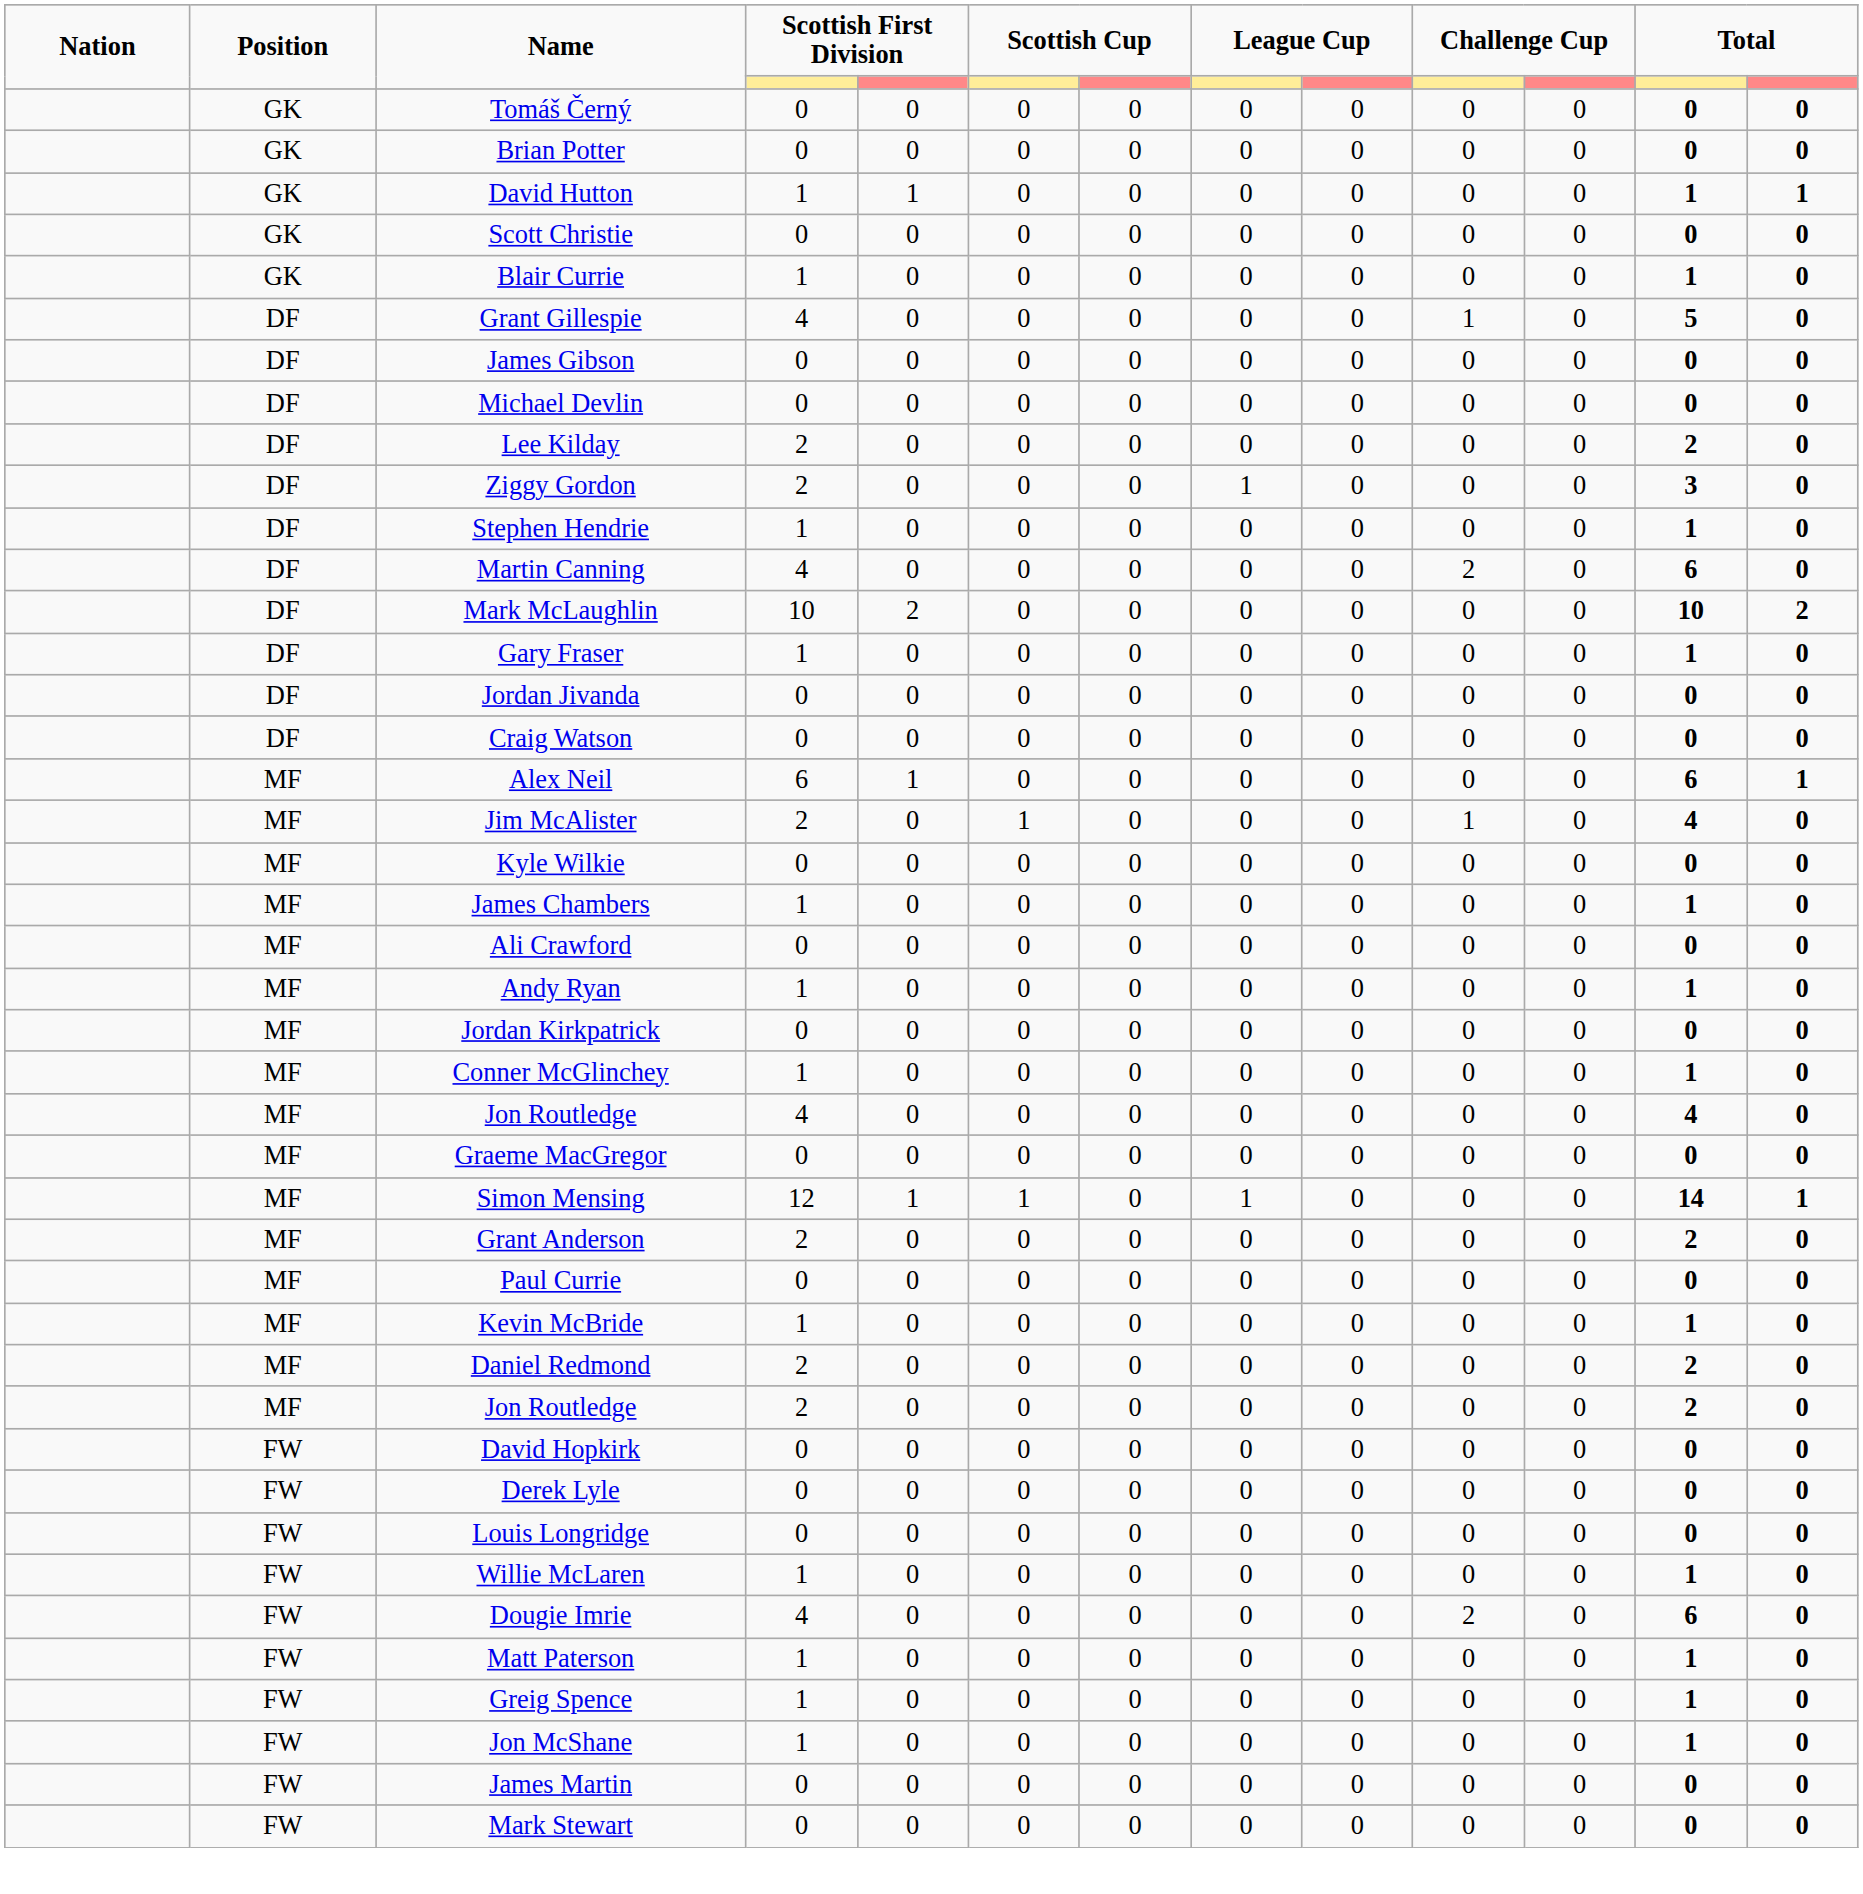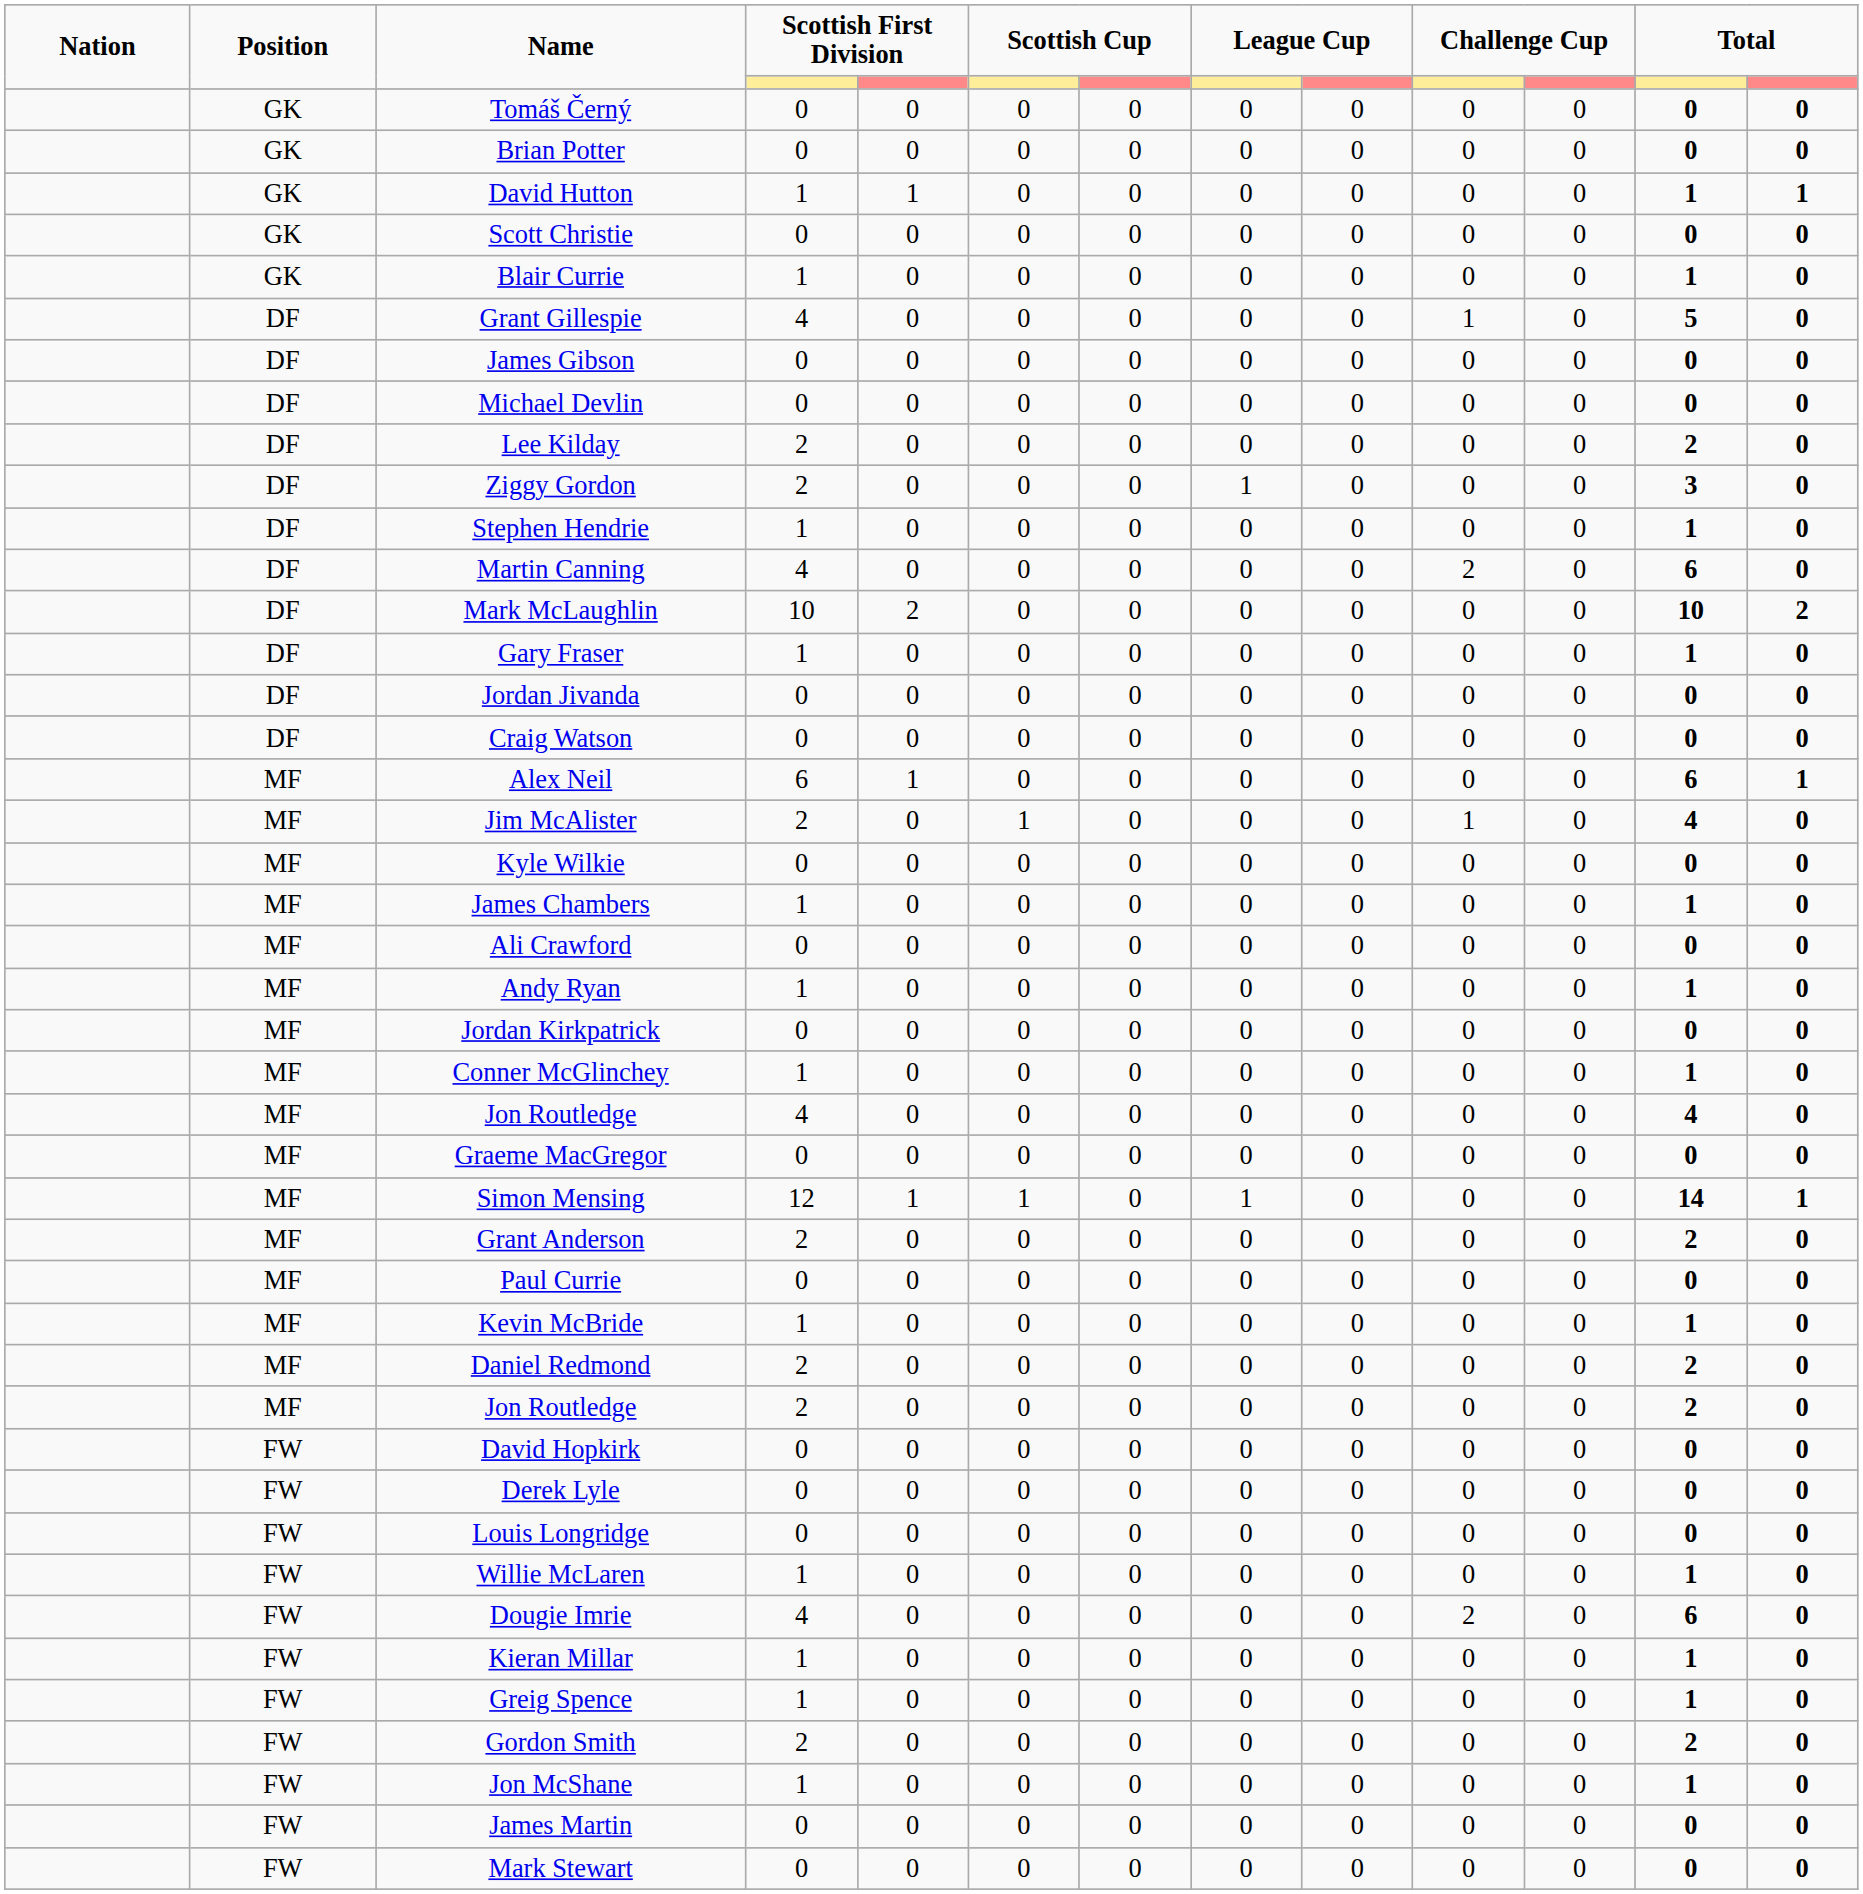+ row: (561, 1658)
- row: (561, 1658)
+ row: (561, 1742)
